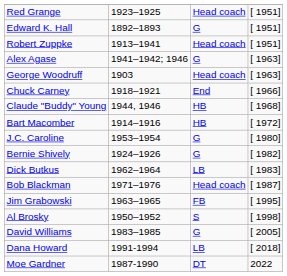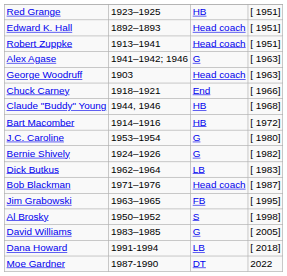(219, 12) Head coach -> (200, 12) HB
(197, 28) G -> (219, 28) Head coach
